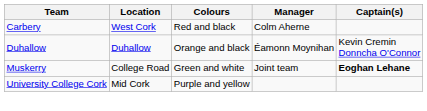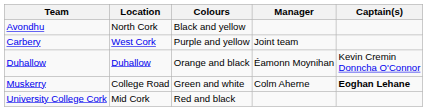+ row: (25, 27)
(205, 27) Red and black -> (212, 42) Purple and yellow
(282, 27) Colm Aherne -> (276, 42) Joint team
(276, 68) Joint team -> (282, 83) Colm Aherne
(212, 83) Purple and yellow -> (205, 99) Red and black
